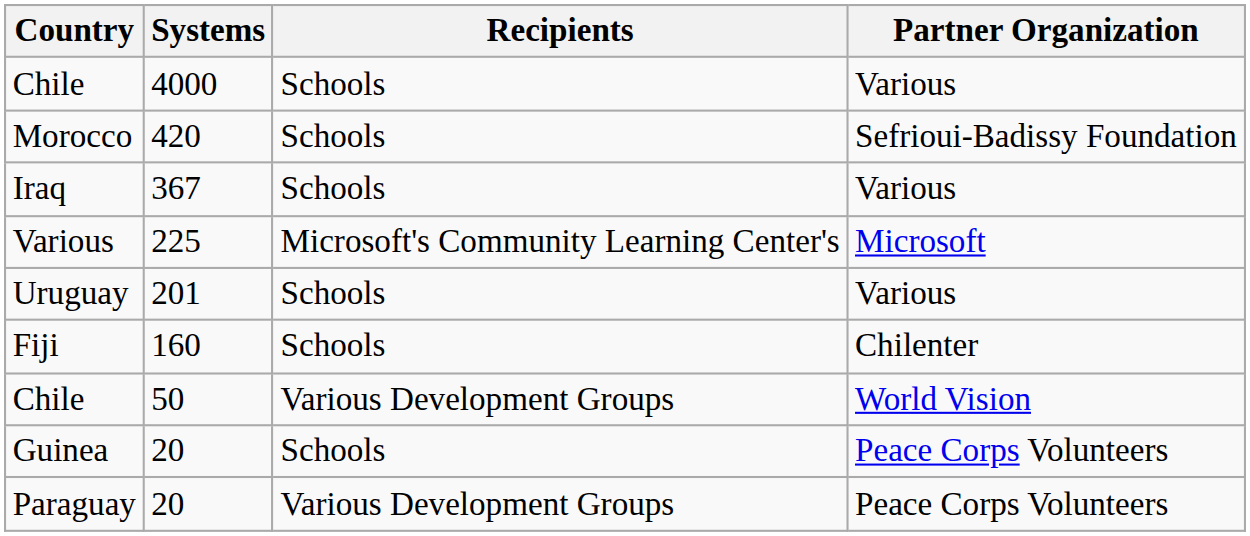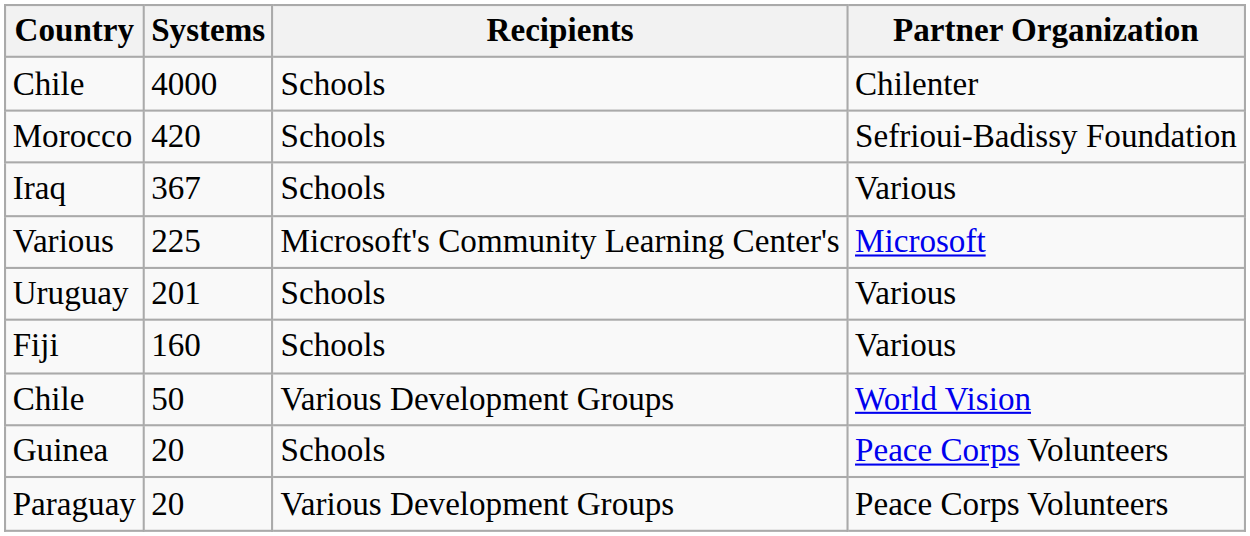(906, 83) Various -> (917, 83) Chilenter
(917, 345) Chilenter -> (906, 345) Various
